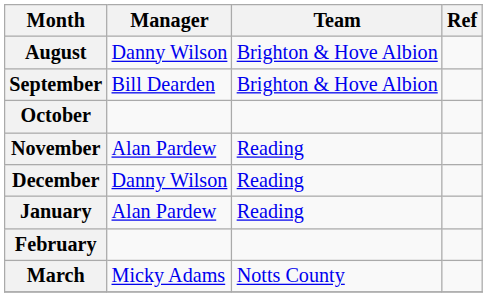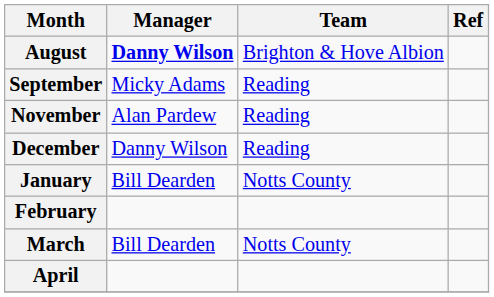(169, 52) normal -> (172, 52) bold
(163, 84) Bill Dearden -> (168, 84) Micky Adams
(337, 84) Brighton & Hove Albion -> (276, 84) Reading
- row: (56, 116)
(164, 212) Alan Pardew -> (163, 180) Bill Dearden
(270, 212) Reading -> (297, 180) Notts County
(168, 276) Micky Adams -> (163, 244) Bill Dearden
+ row: (56, 276)
